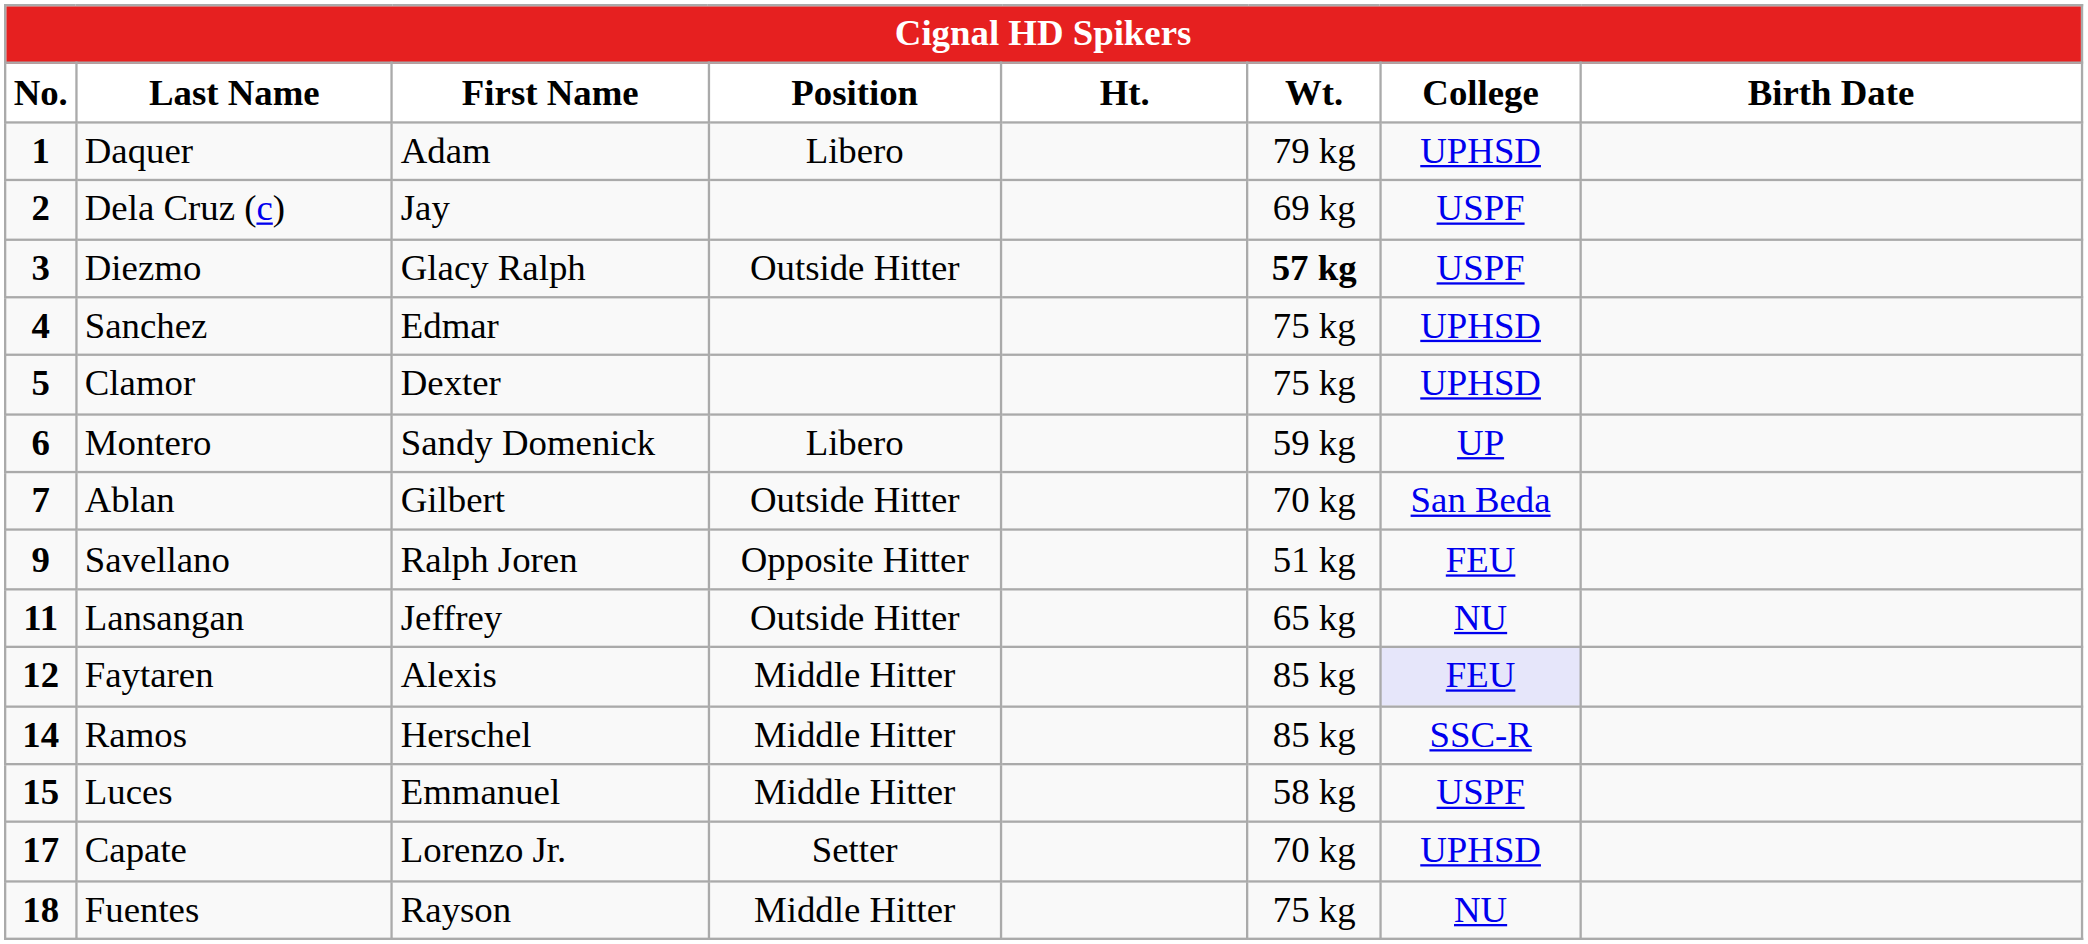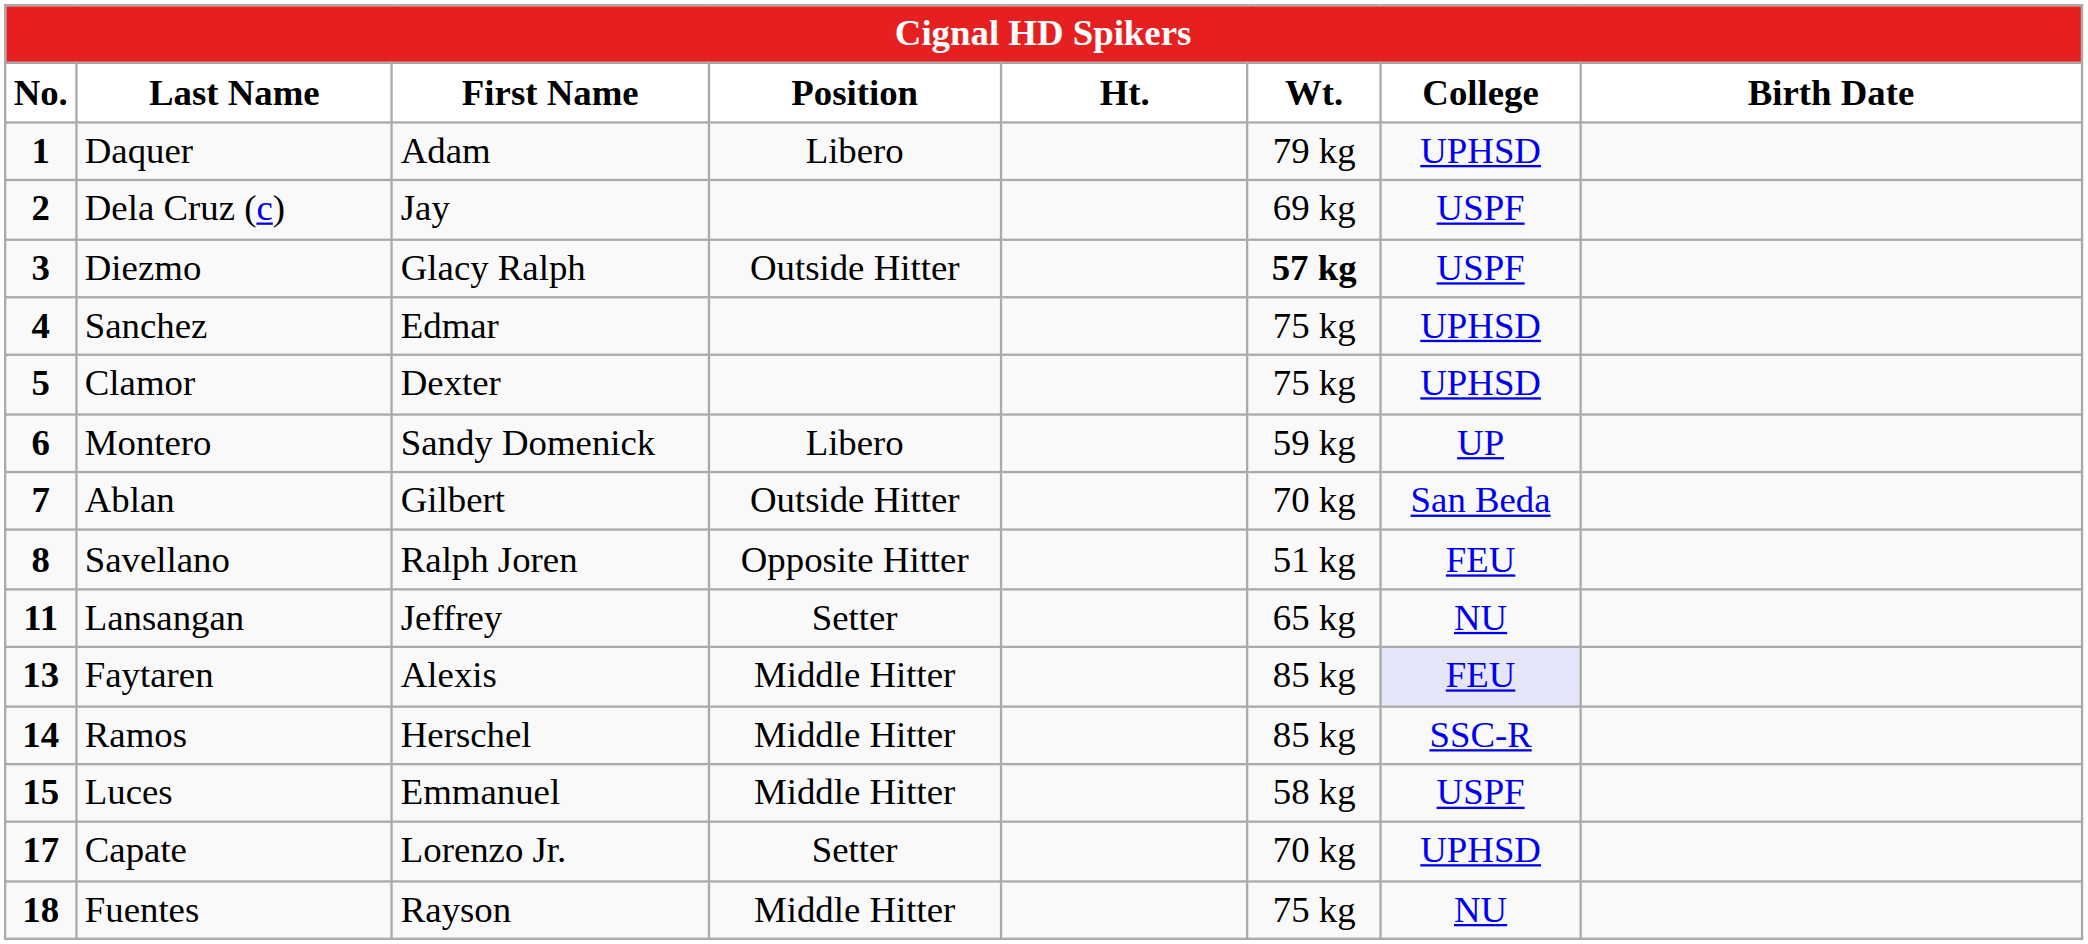(41, 558) 9 -> (41, 558) 8
(855, 617) Outside Hitter -> (855, 617) Setter
(41, 675) 12 -> (41, 675) 13
